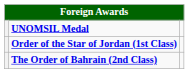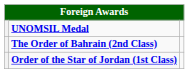rows swapped: (84, 60) <-> (94, 44)
